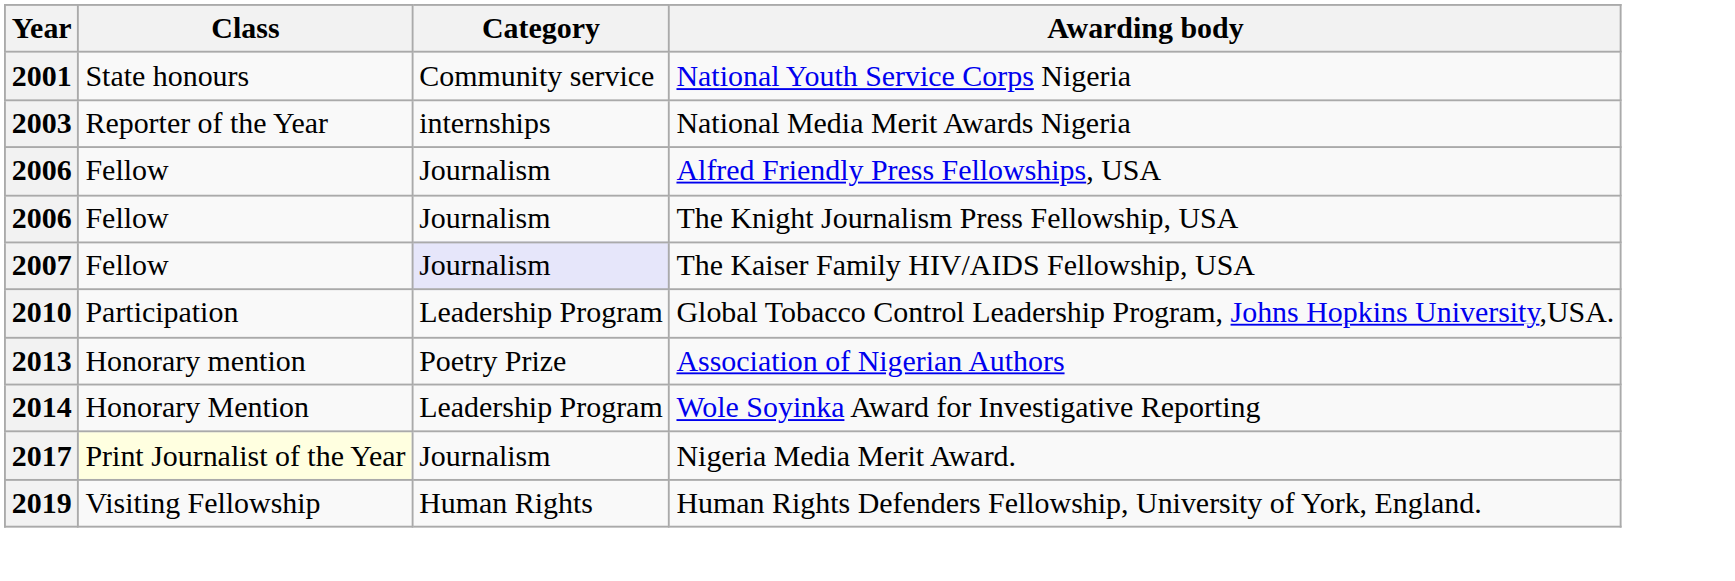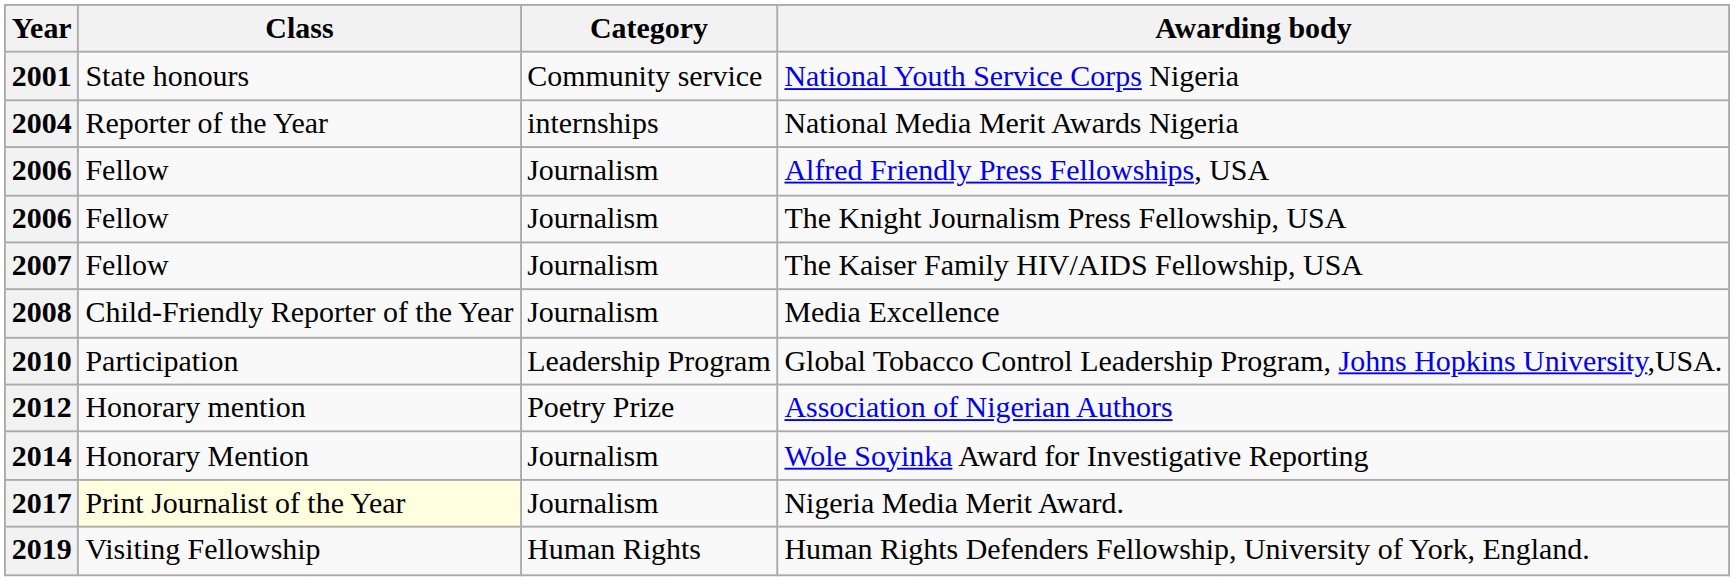(42, 123) 2003 -> (42, 123) 2004
(485, 265) lavender background -> (593, 265) no background
+ row: (892, 312)
(42, 360) 2013 -> (42, 407) 2012
(541, 407) Leadership Program -> (593, 455) Journalism
